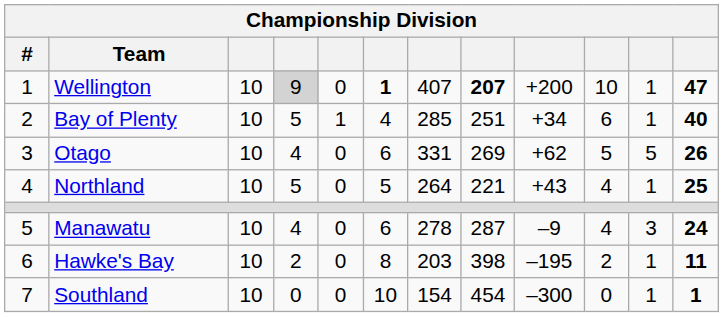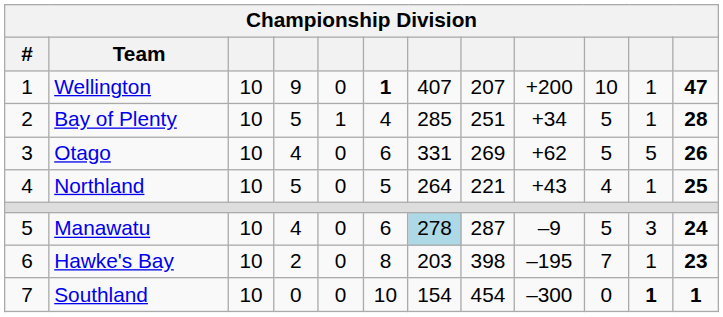(296, 86) lightgrey background -> (296, 86) no background
(488, 86) bold -> (488, 86) normal
(606, 119) 6 -> (606, 119) 5
(696, 119) 40 -> (696, 119) 28
(435, 228) no background -> (435, 228) lightblue background
(606, 228) 4 -> (606, 228) 5
(606, 261) 2 -> (606, 261) 7
(696, 261) 11 -> (696, 261) 23
(651, 294) normal -> (651, 294) bold
